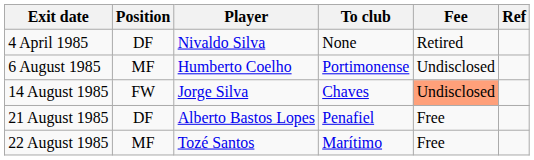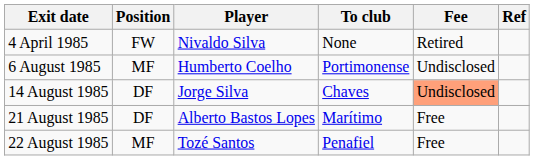(143, 42) DF -> (143, 42) FW
(143, 92) FW -> (143, 92) DF
(348, 117) Penafiel -> (352, 117) Marítimo
(352, 142) Marítimo -> (348, 142) Penafiel
